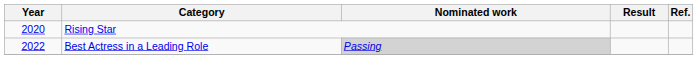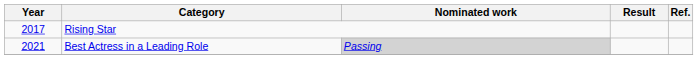(33, 29) 2020 -> (33, 29) 2017
(33, 46) 2022 -> (33, 46) 2021
